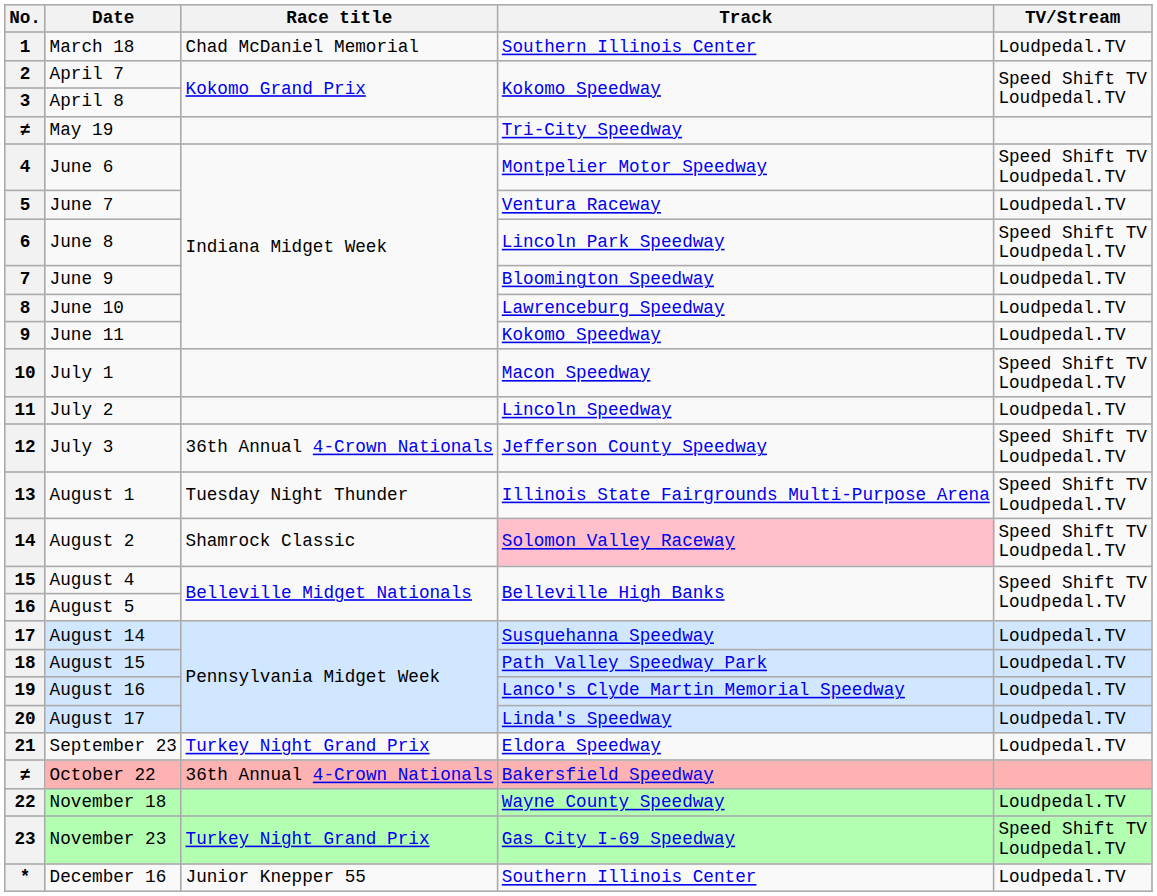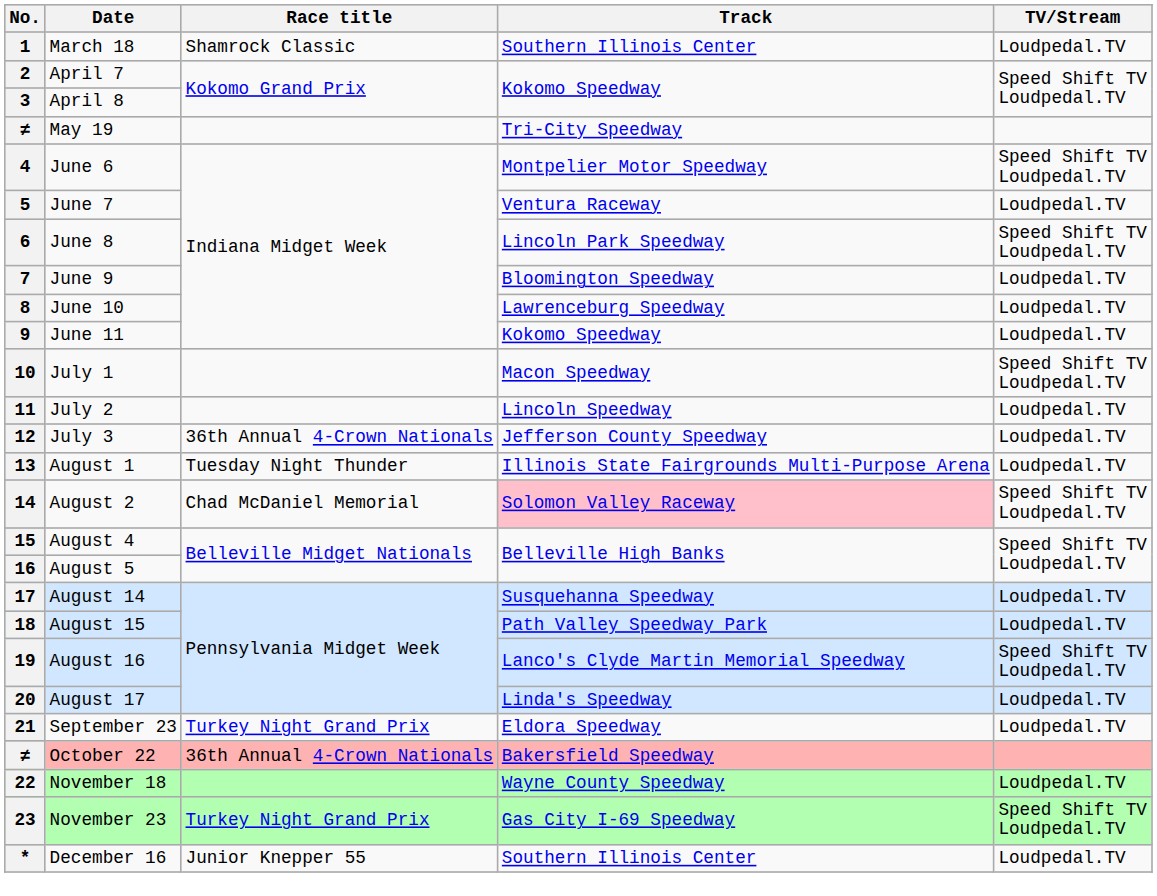(302, 47) Chad McDaniel Memorial -> (270, 47) Shamrock Classic
(1073, 448) Speed Shift TV Loudpedal.TV -> (1062, 438) Loudpedal.TV
(1073, 495) Speed Shift TV Loudpedal.TV -> (1062, 466) Loudpedal.TV
(270, 542) Shamrock Classic -> (302, 504) Chad McDaniel Memorial
(1062, 691) Loudpedal.TV -> (1073, 662) Speed Shift TV Loudpedal.TV
